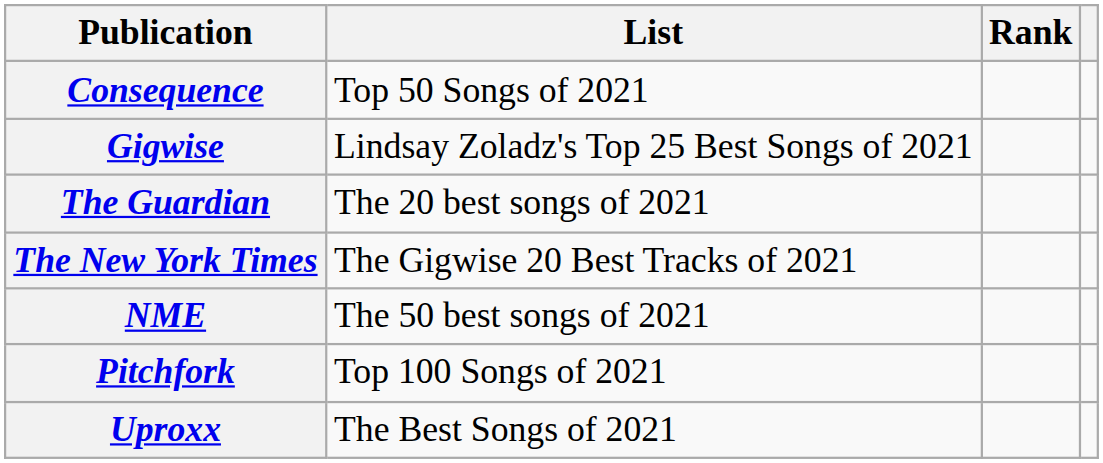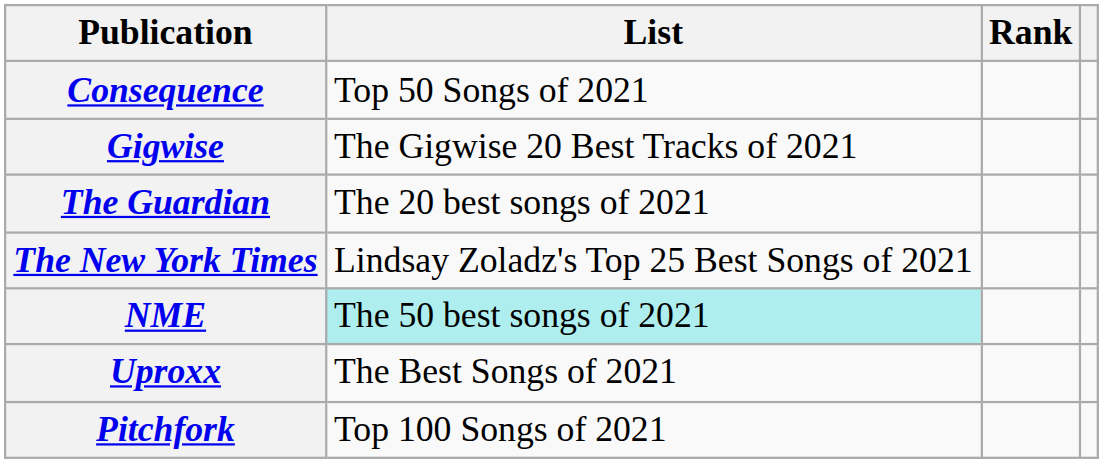(653, 145) Lindsay Zoladz's Top 25 Best Songs of 2021 -> (596, 145) The Gigwise 20 Best Tracks of 2021
(596, 259) The Gigwise 20 Best Tracks of 2021 -> (653, 259) Lindsay Zoladz's Top 25 Best Songs of 2021
(522, 315) no background -> (522, 315) paleturquoise background
rows swapped: (165, 372) <-> (165, 428)
